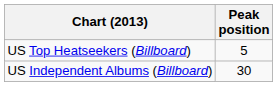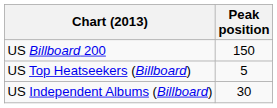+ row: (57, 50)
